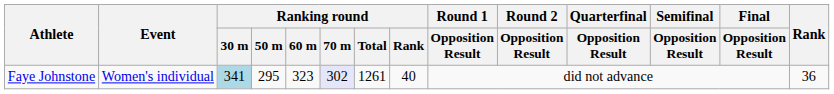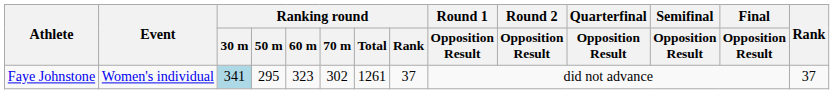(337, 77) lavender background -> (337, 77) no background
(409, 77) 40 -> (409, 77) 37
(809, 77) 36 -> (809, 77) 37
